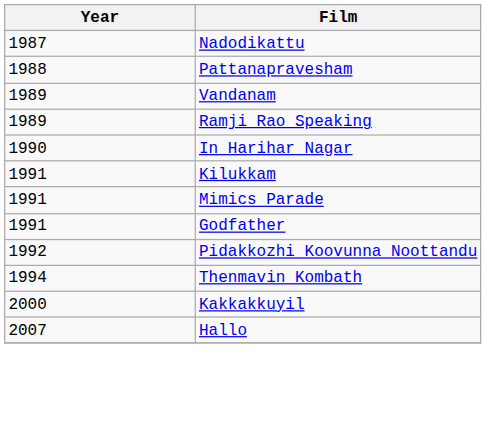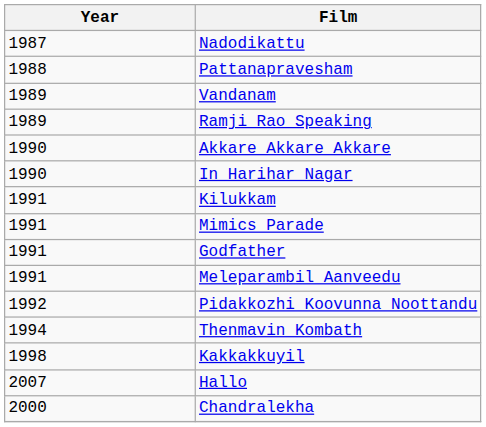+ row: (295, 148)
+ row: (300, 278)
(28, 304) 2000 -> (28, 356) 1998
+ row: (257, 409)
